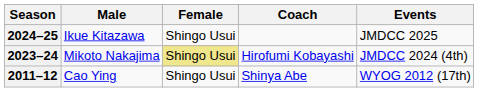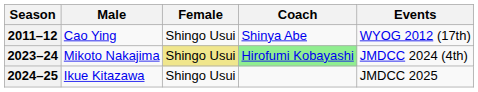rows swapped: (33, 76) <-> (33, 35)
(298, 55) no background -> (298, 55) lightgreen background
